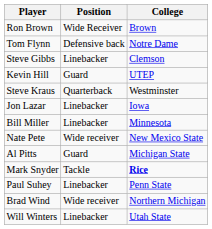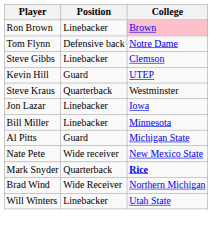(93, 28) Wide Receiver -> (86, 28) Linebacker
(143, 28) no background -> (143, 28) pink background
rows swapped: (26, 138) <-> (22, 153)
(76, 169) Tackle -> (88, 169) Quarterback
- row: (29, 185)
(91, 201) Wide receiver -> (93, 185) Wide Receiver
